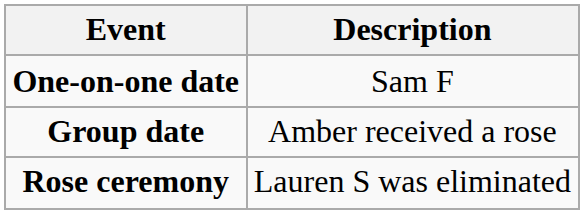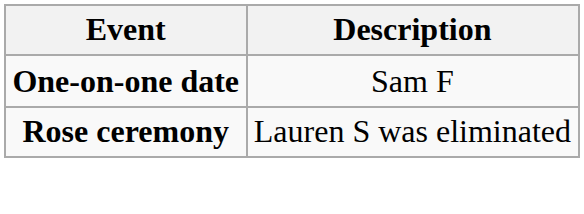- row: (126, 131)
